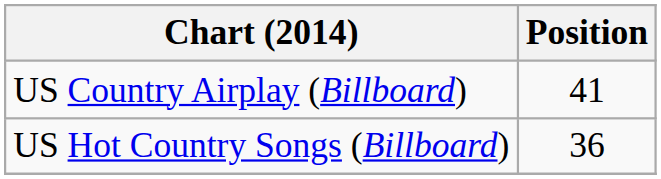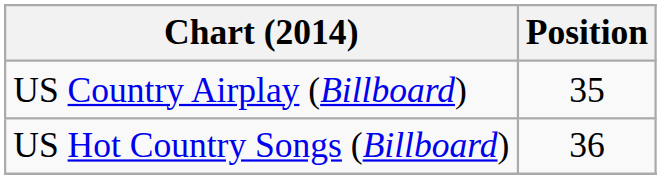(587, 88) 41 -> (587, 88) 35
